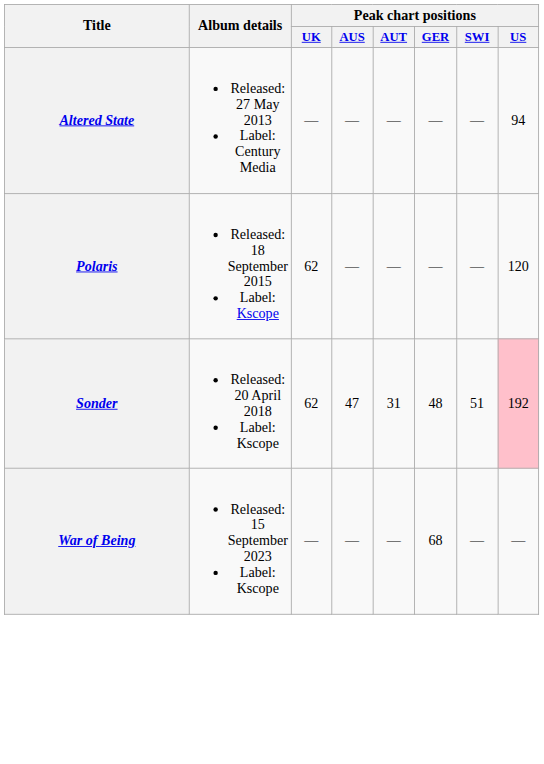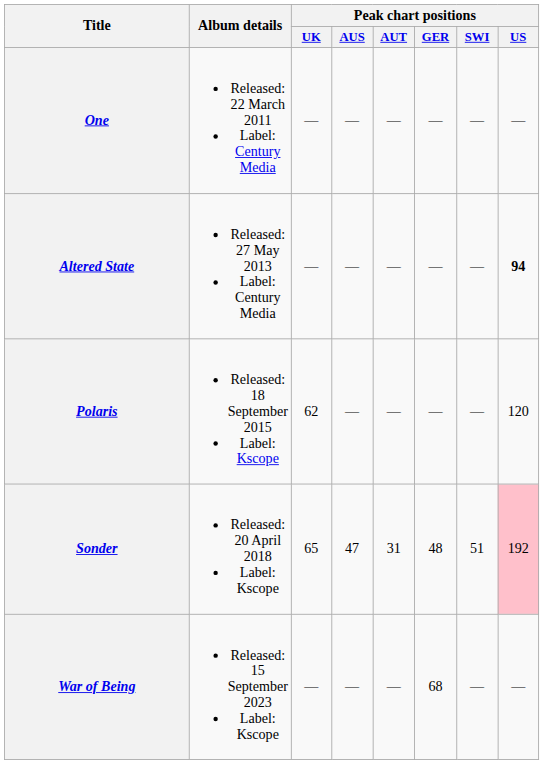+ row: (97, 120)
(518, 120) normal -> (518, 266) bold
(311, 403) 62 -> (311, 549) 65
